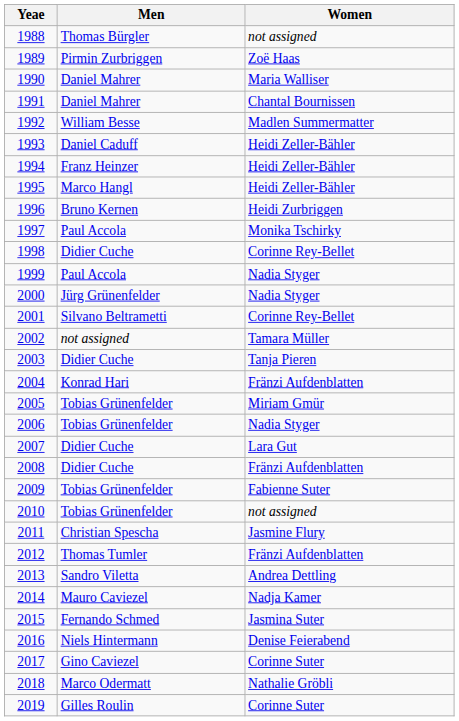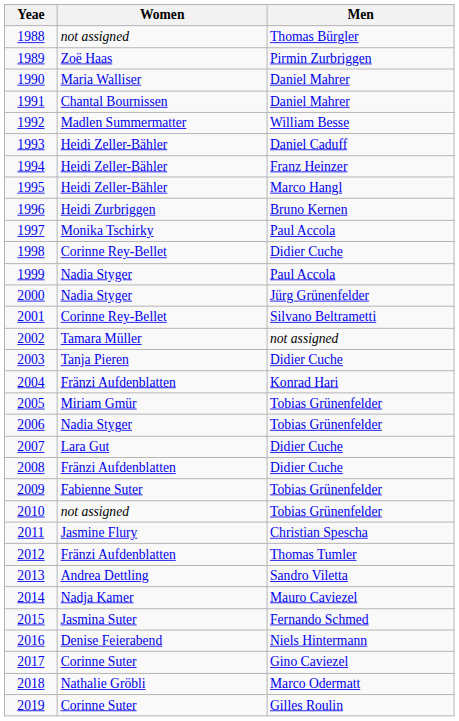columns swapped: (151, 15) <-> (350, 15)
